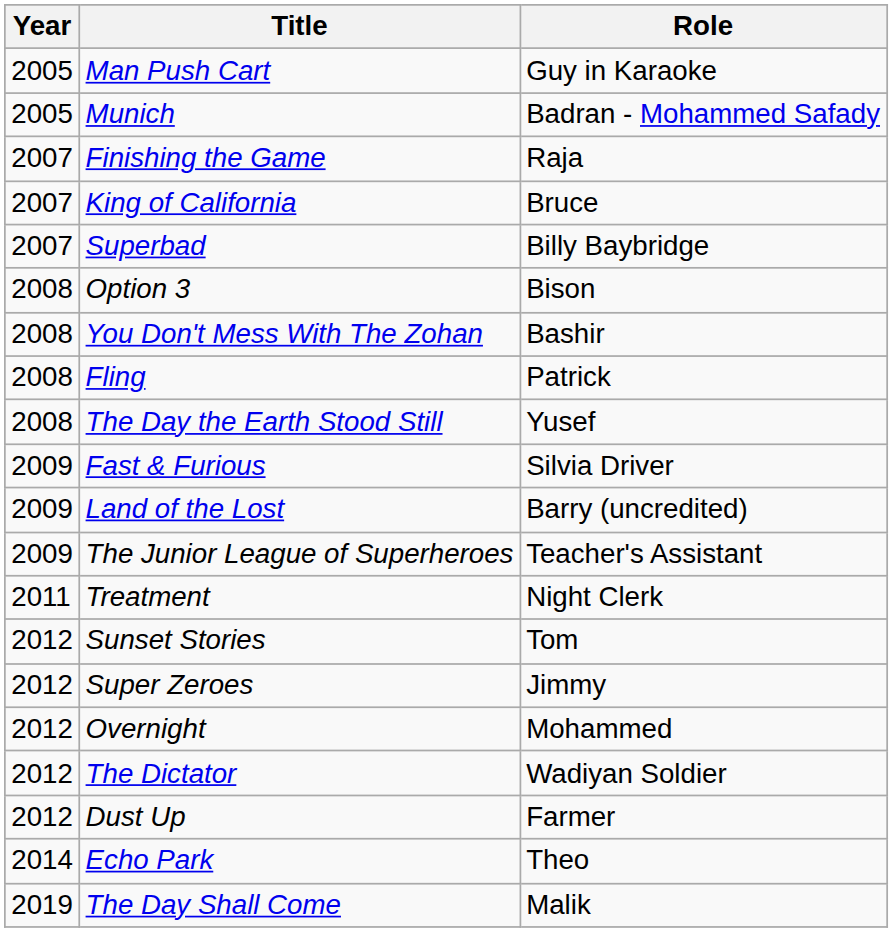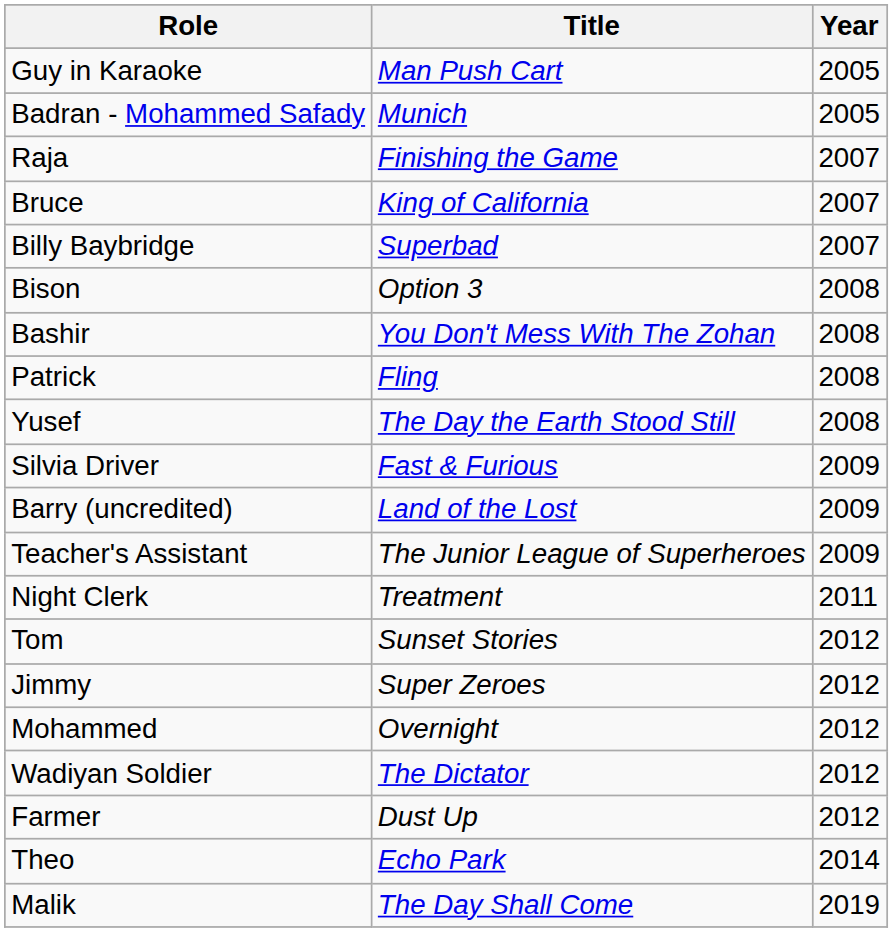columns swapped: (42, 26) <-> (703, 26)
